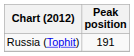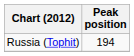(106, 42) 191 -> (106, 42) 194
